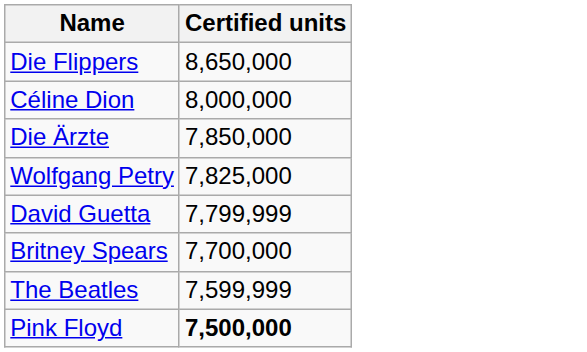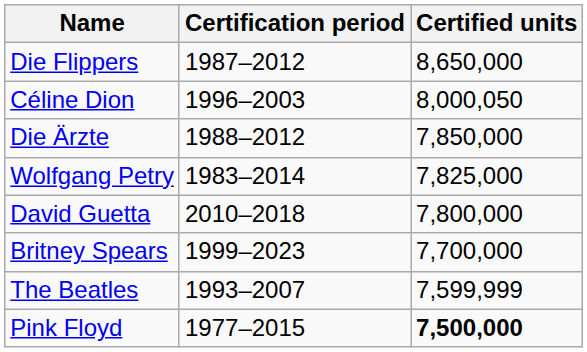+ column: (295, 23)
(238, 99) 8,000,000 -> (469, 99) 8,000,050
(238, 213) 7,799,999 -> (469, 213) 7,800,000
